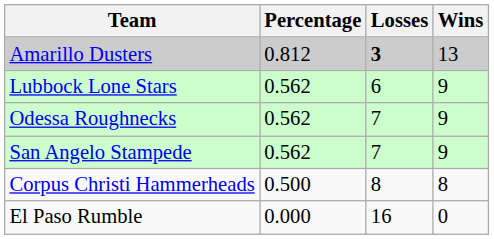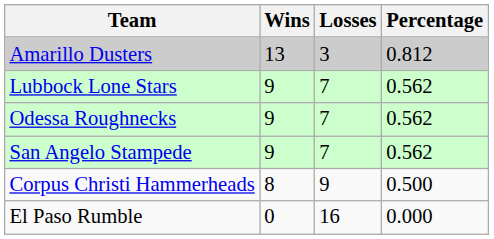columns swapped: (460, 20) <-> (313, 20)
(376, 53) bold -> (324, 53) normal
(376, 86) 6 -> (324, 86) 7
(376, 184) 8 -> (324, 184) 9
